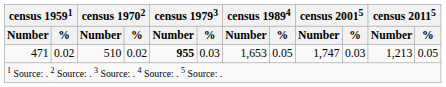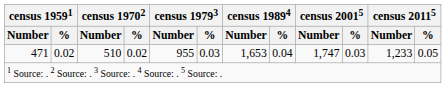(185, 53) bold -> (185, 53) normal
(282, 53) 0.05 -> (282, 53) 0.04
(399, 53) 1,213 -> (399, 53) 1,233
